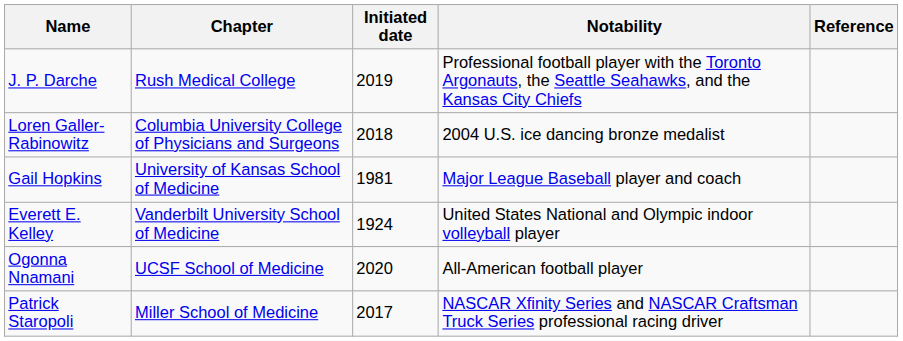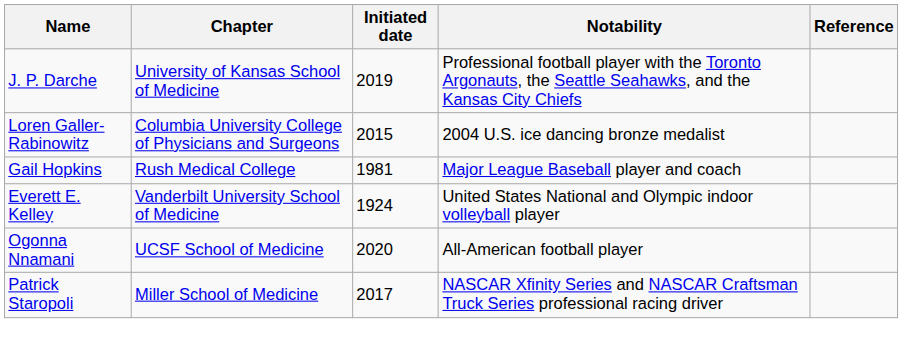(215, 80) Rush Medical College -> (238, 80) University of Kansas School of Medicine
(375, 134) 2018 -> (375, 134) 2015
(238, 179) University of Kansas School of Medicine -> (215, 170) Rush Medical College
